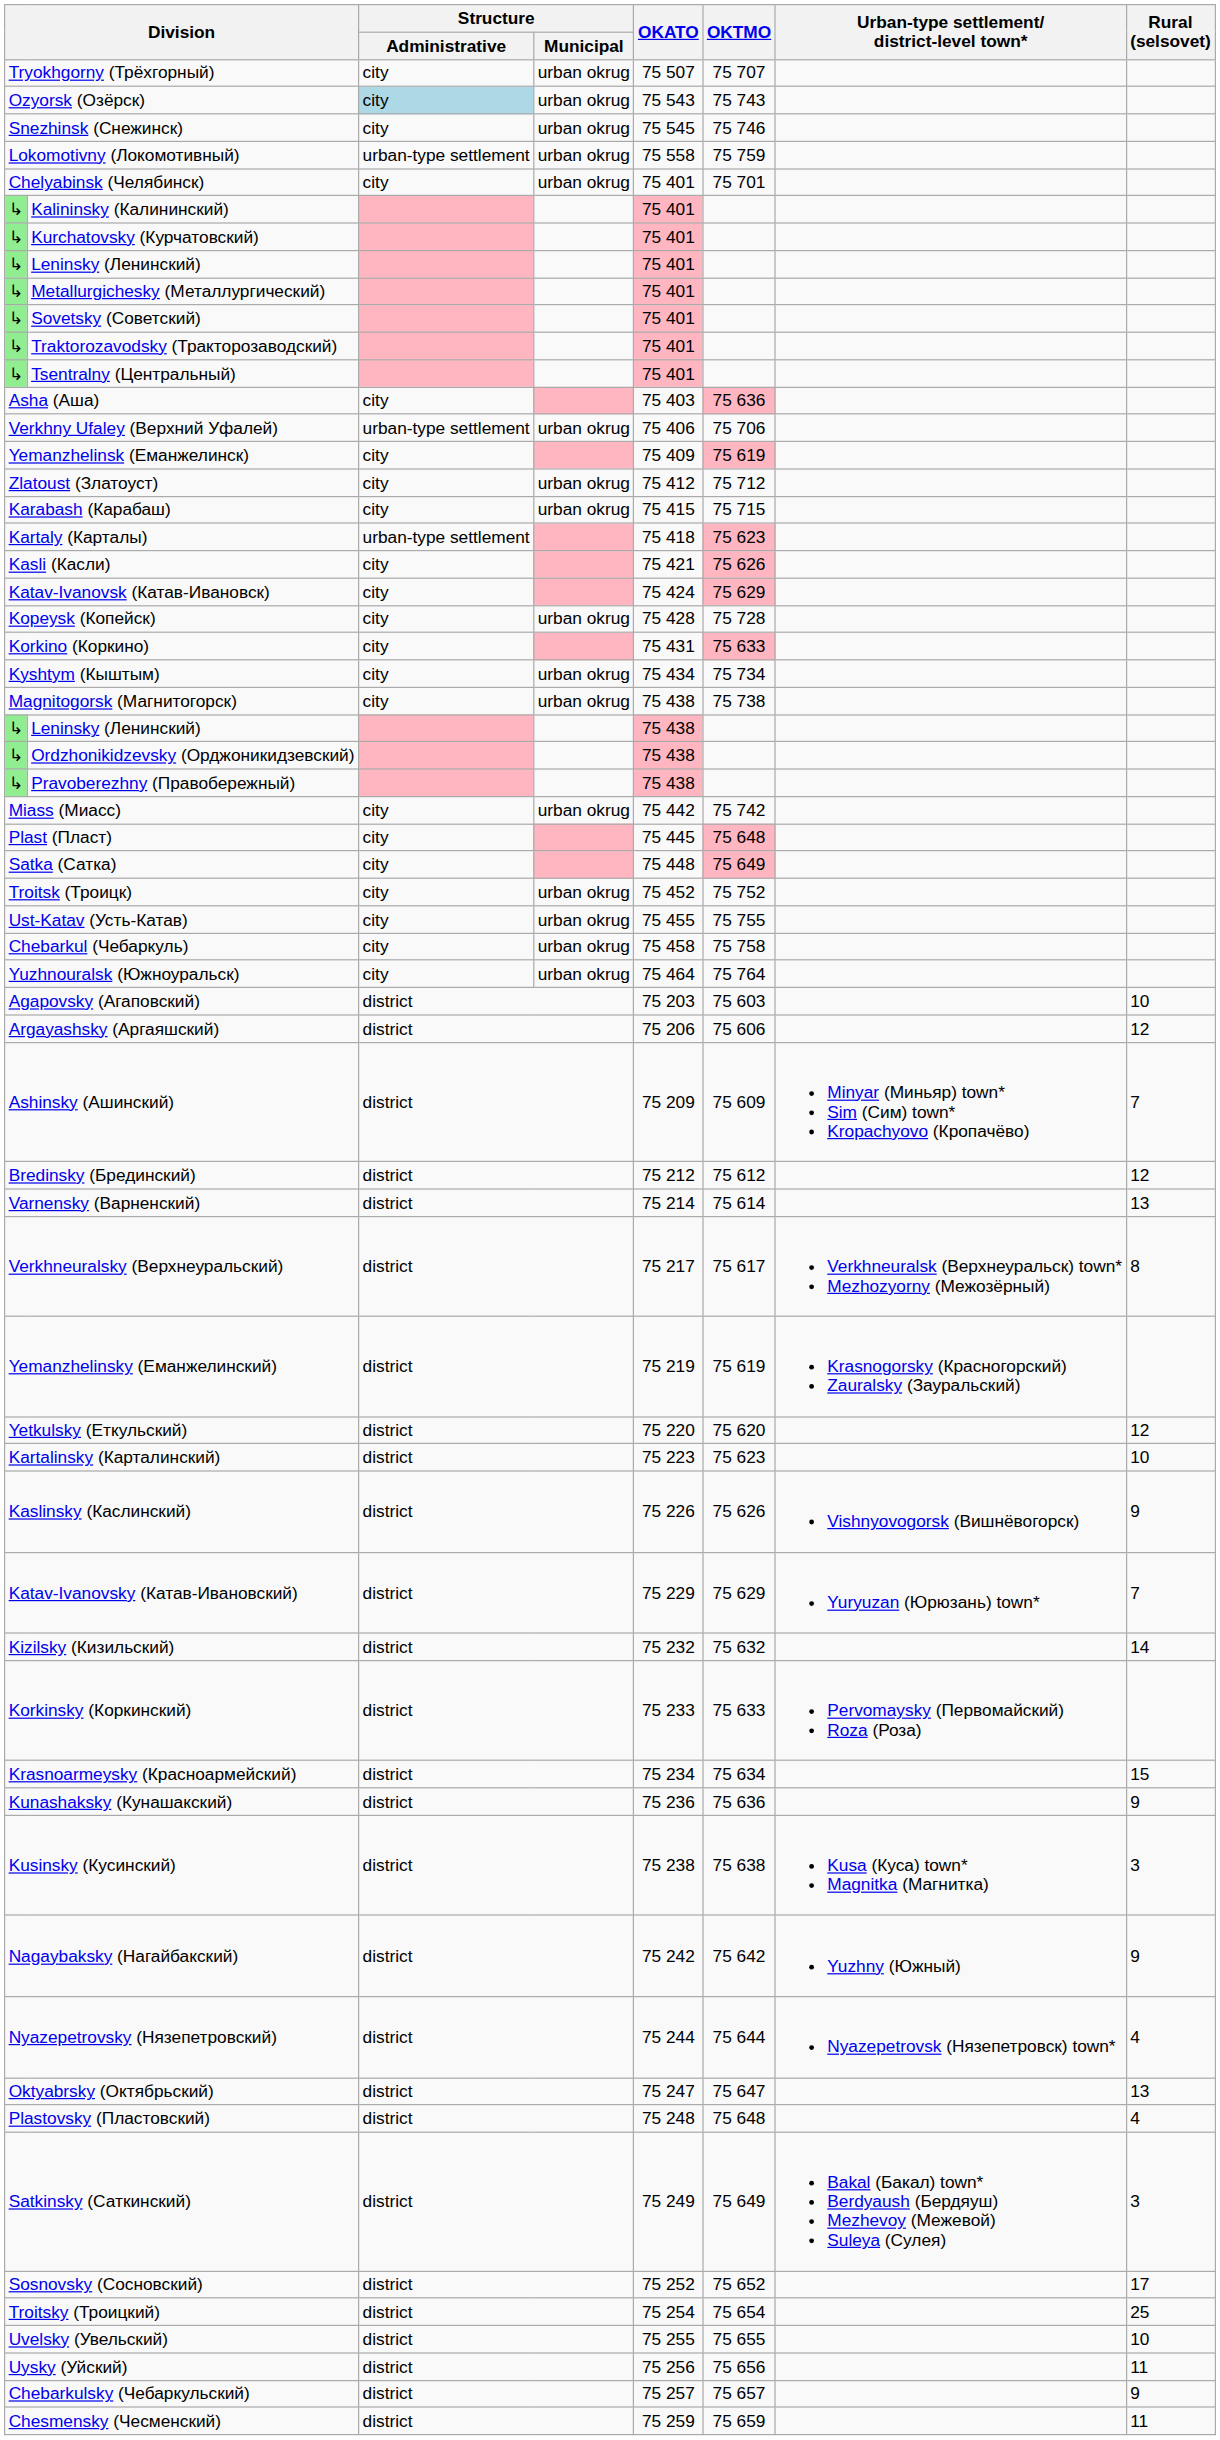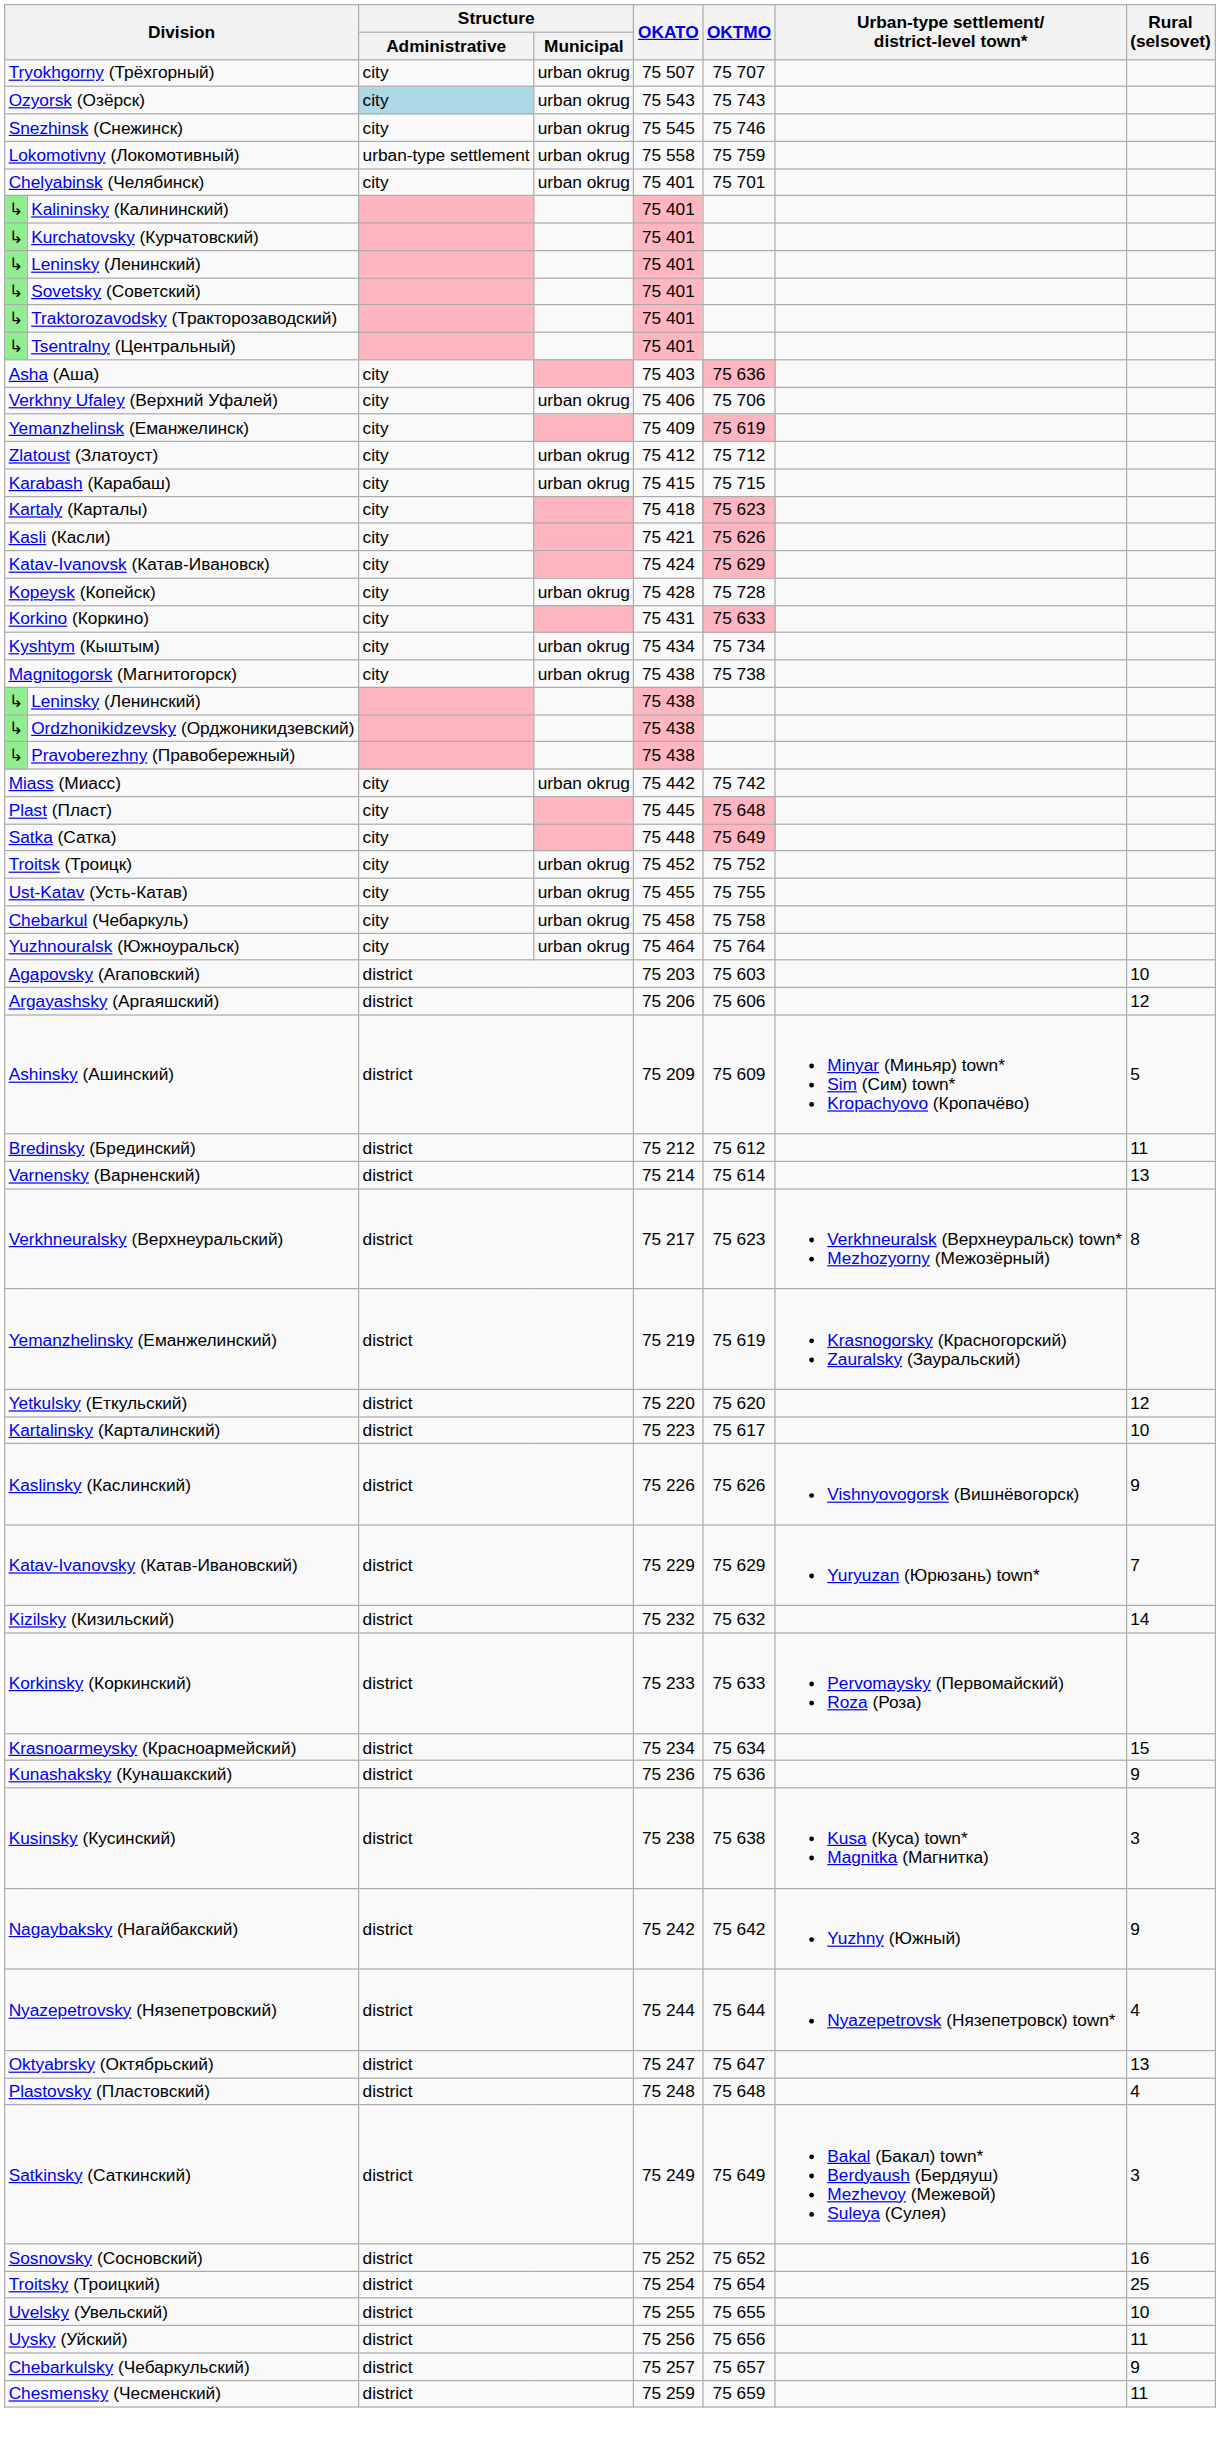- row: (16, 292)
(446, 428) urban-type settlement -> (376, 401) city
(446, 537) urban-type settlement -> (376, 510) city
(1135, 1102) 7 -> (1135, 1075) 5
(1140, 1175) 12 -> (1139, 1148) 11
(739, 1267) 75 617 -> (739, 1239) 75 623
(739, 1458) 75 623 -> (739, 1431) 75 617
(1140, 2285) 17 -> (1140, 2258) 16
